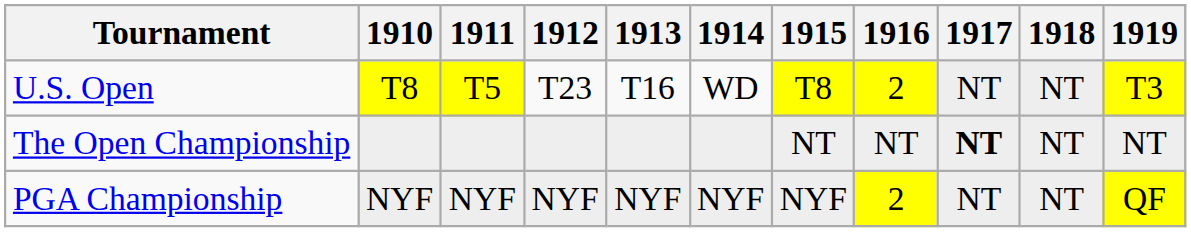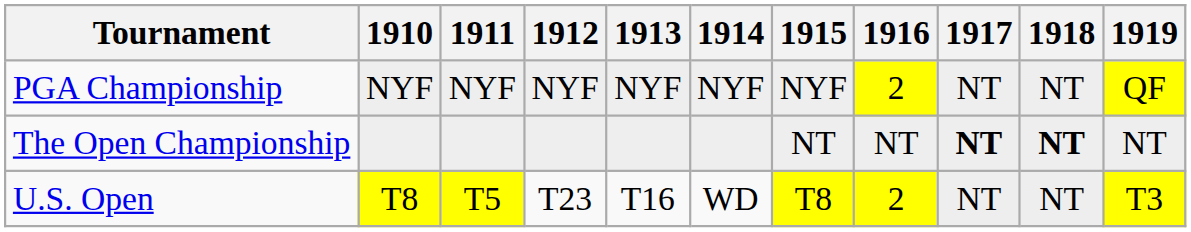rows swapped: (83, 87) <-> (148, 198)
(1062, 143) normal -> (1062, 143) bold
